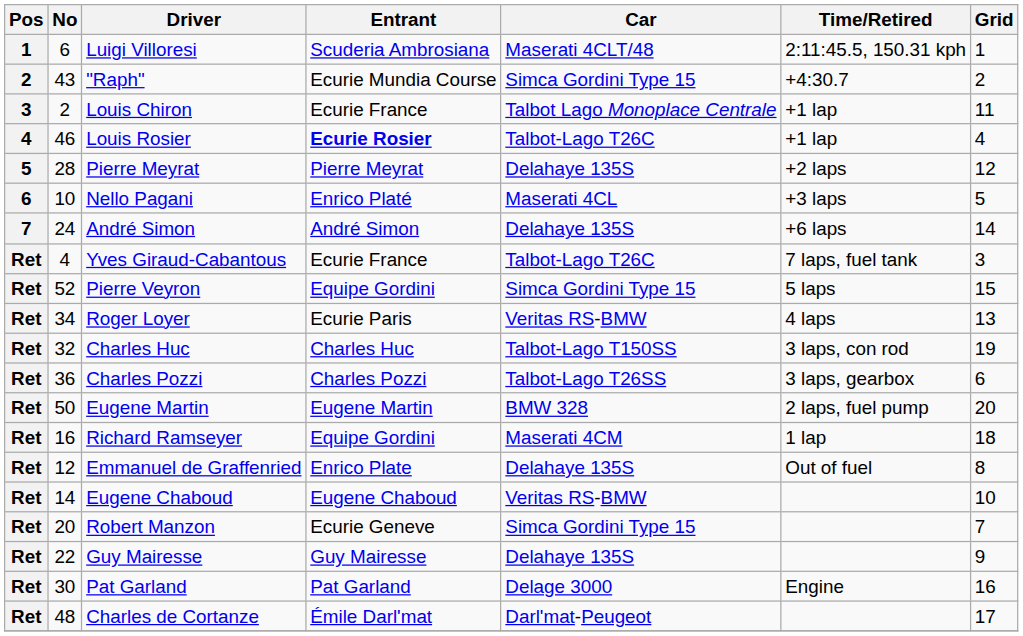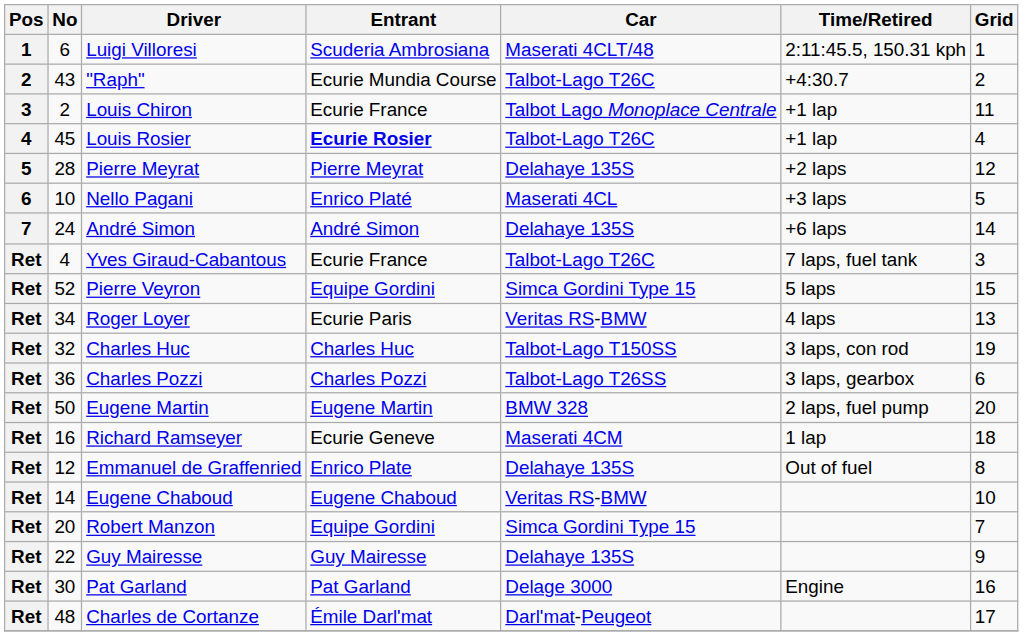(600, 79) Simca Gordini Type 15 -> (580, 79) Talbot-Lago T26C
(65, 139) 46 -> (65, 139) 45
(373, 437) Equipe Gordini -> (373, 437) Ecurie Geneve
(373, 527) Ecurie Geneve -> (373, 527) Equipe Gordini
